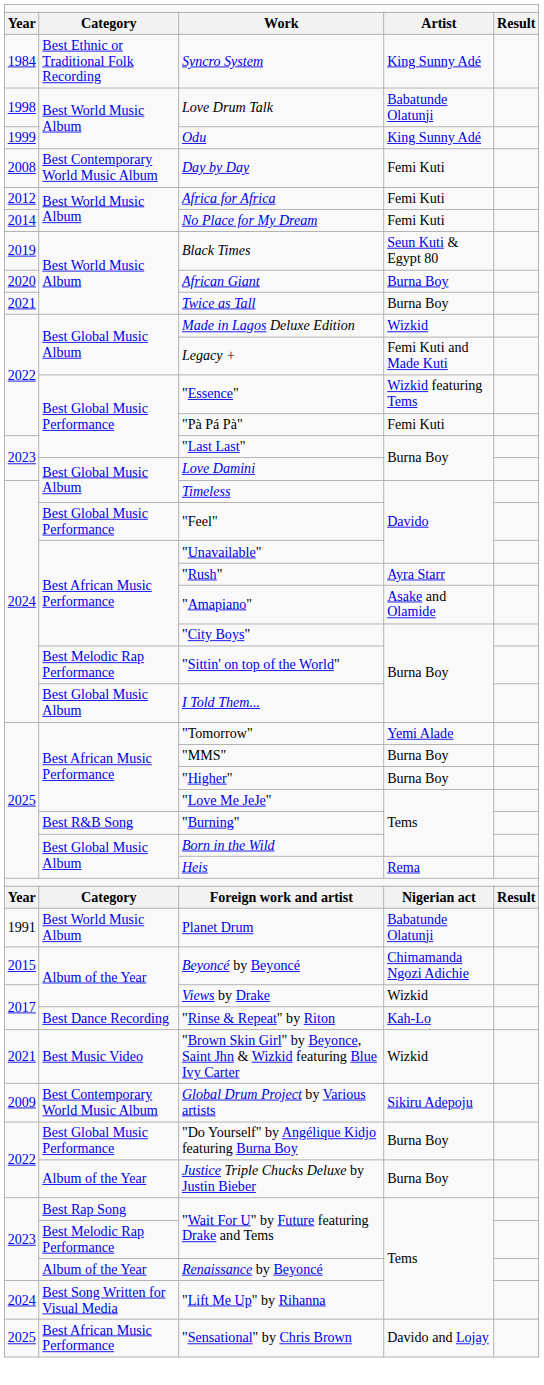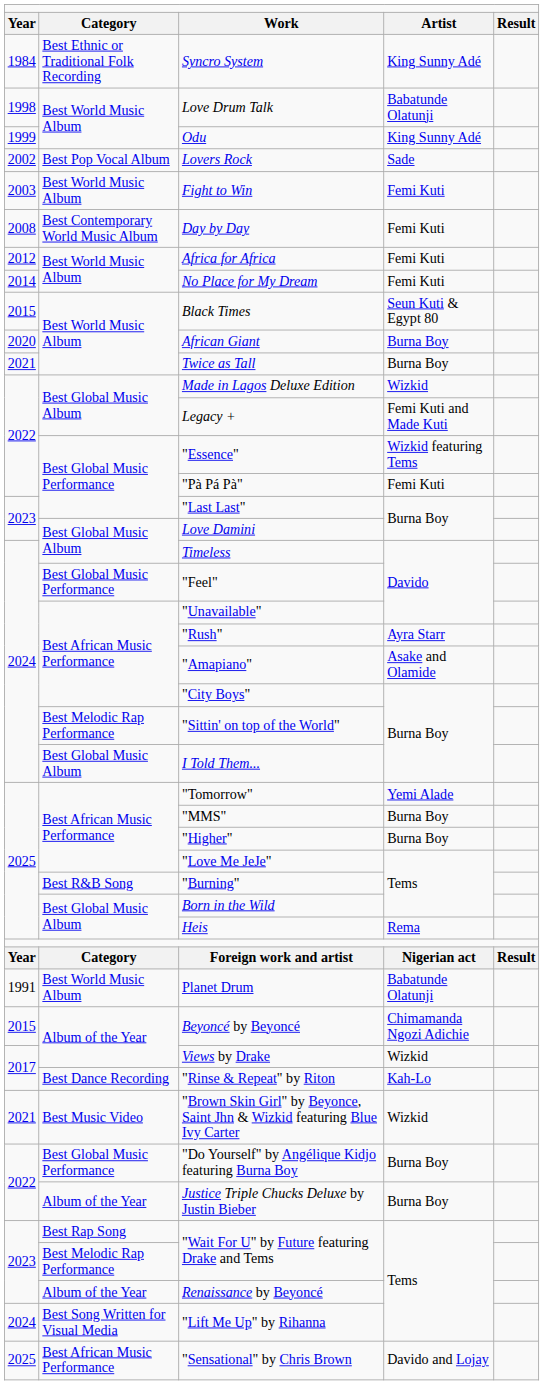+ row: (106, 160)
+ row: (93, 190)
(22, 250) 2019 -> (22, 311) 2015
- row: (100, 1102)
